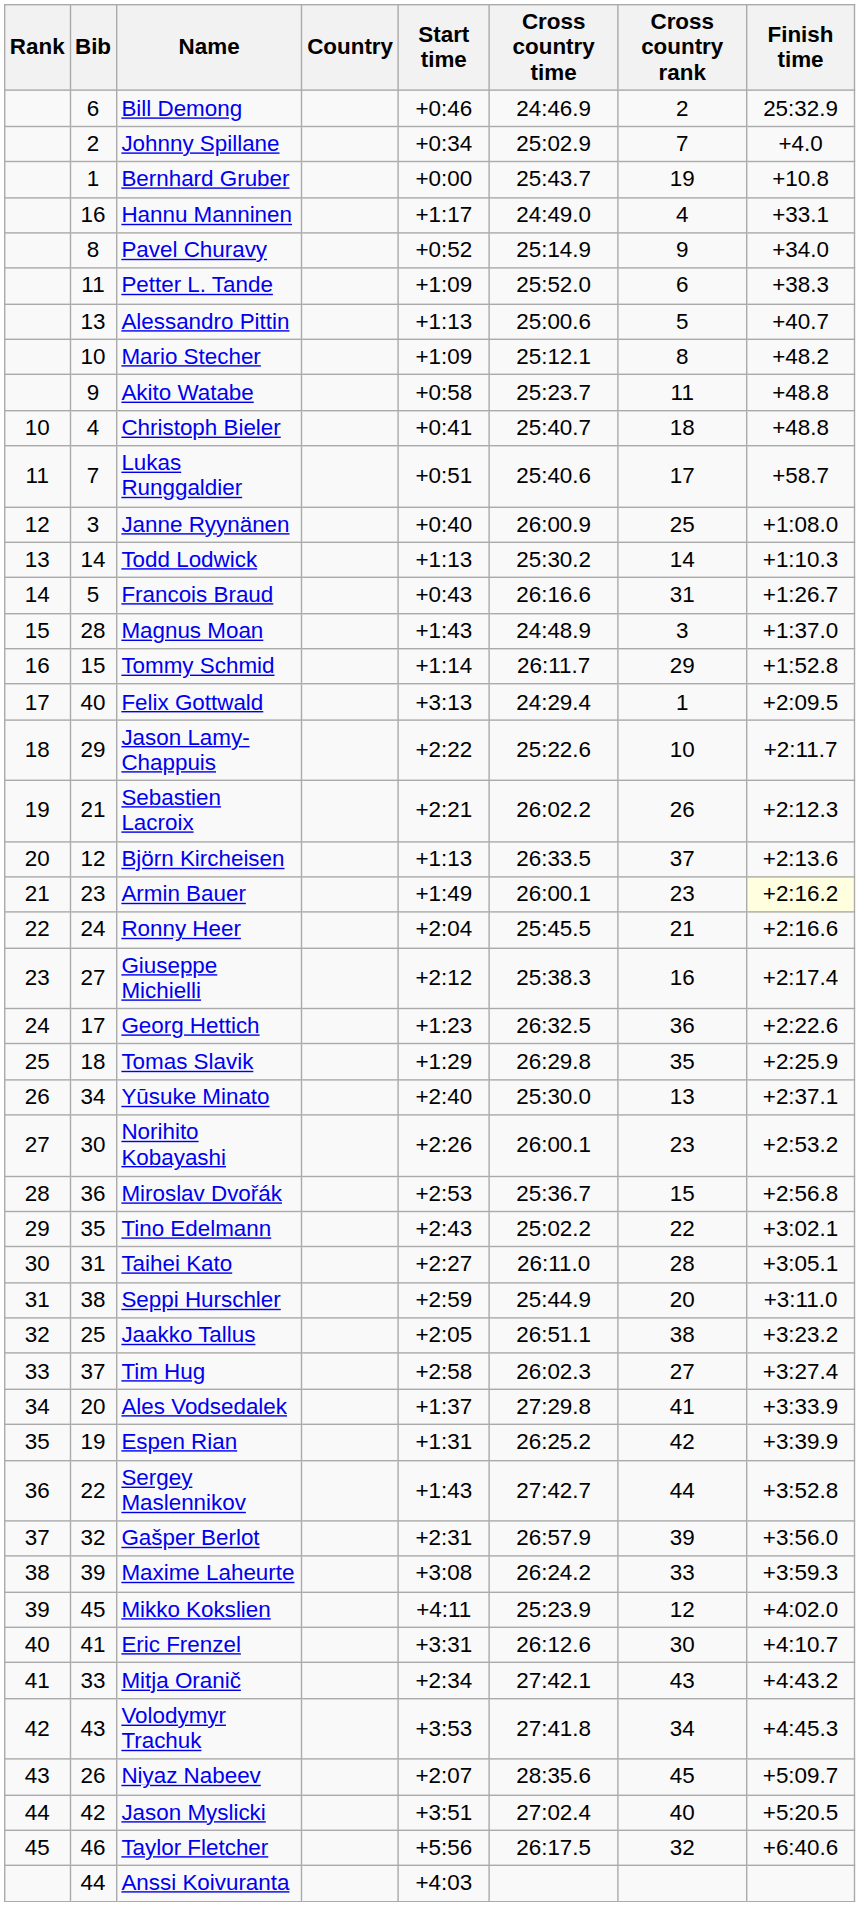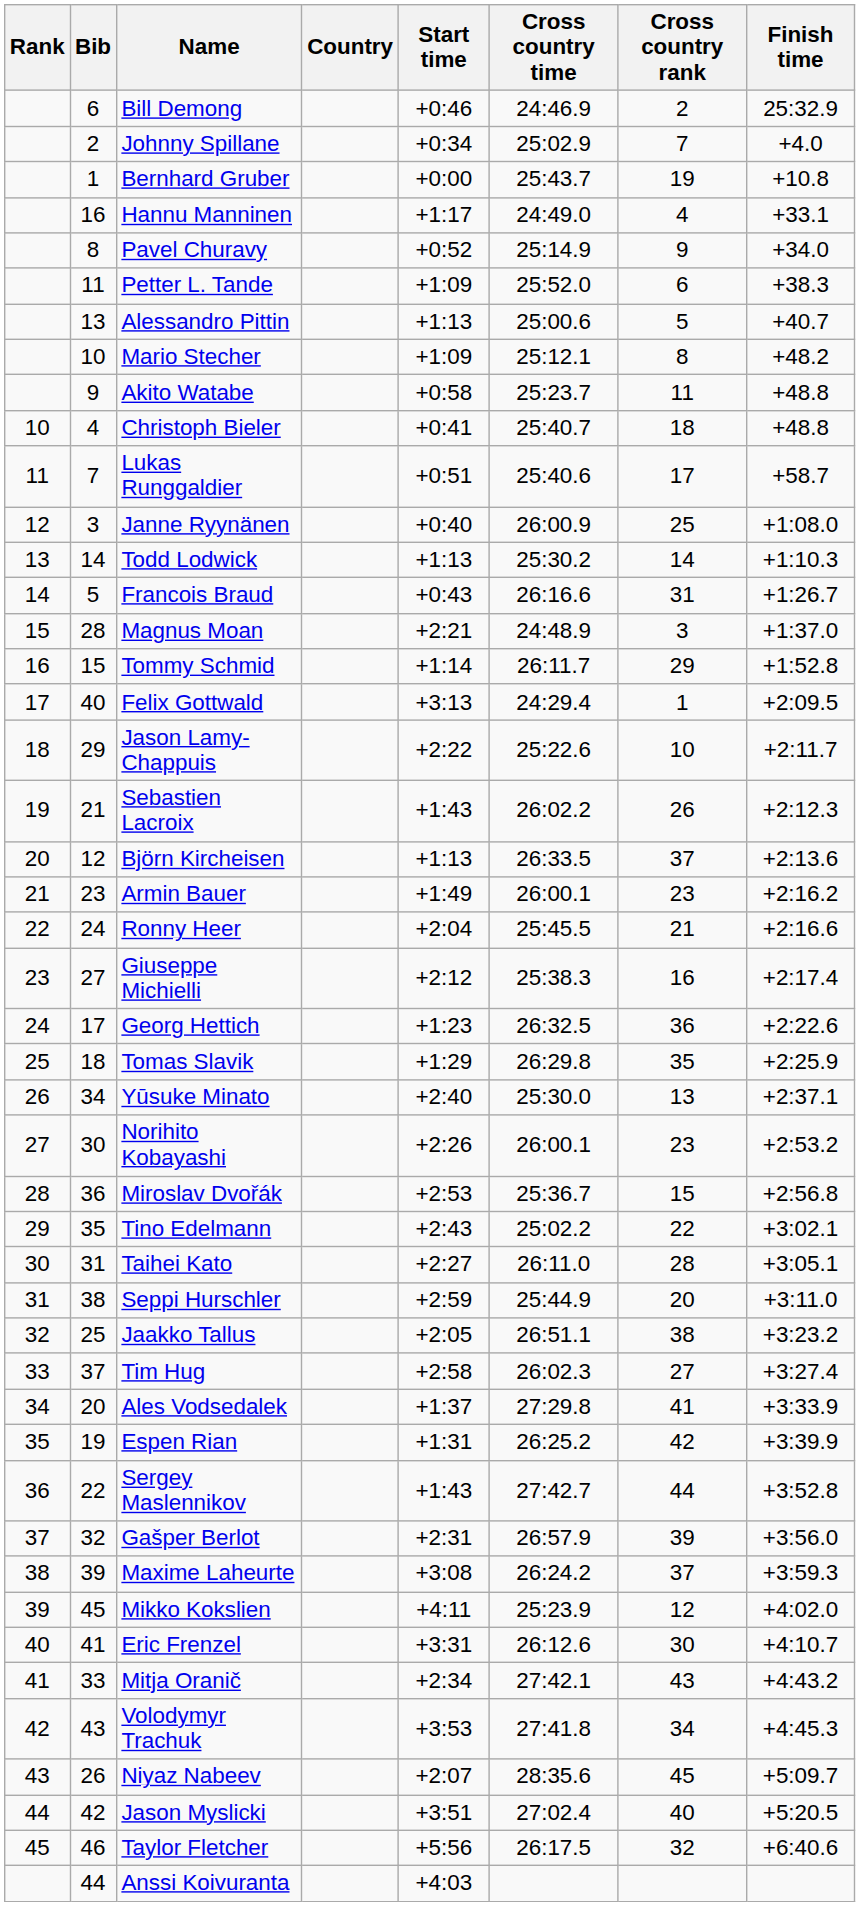(444, 630) +1:43 -> (444, 630) +2:21
(444, 810) +2:21 -> (444, 810) +1:43
(801, 894) lightyellow background -> (801, 894) no background
(682, 1573) 33 -> (682, 1573) 37
